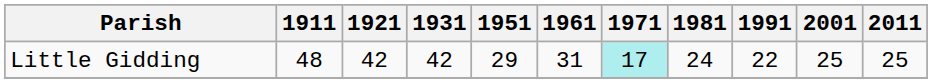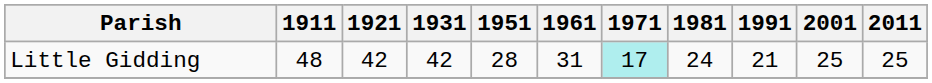(504, 60) 29 -> (504, 60) 28
(765, 60) 22 -> (765, 60) 21
